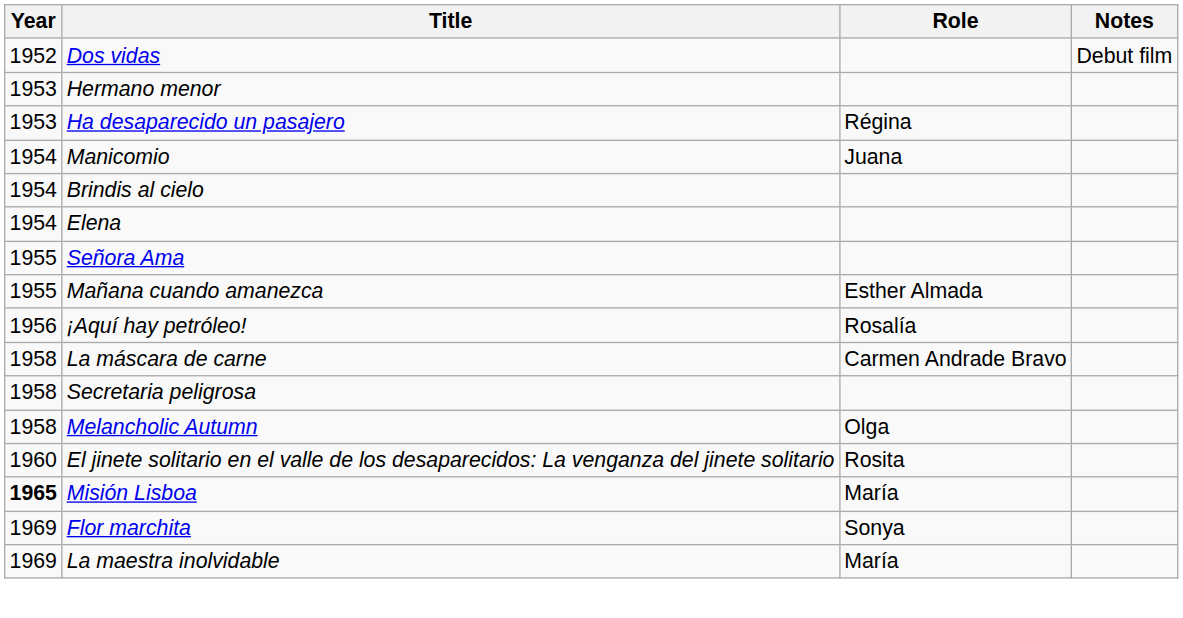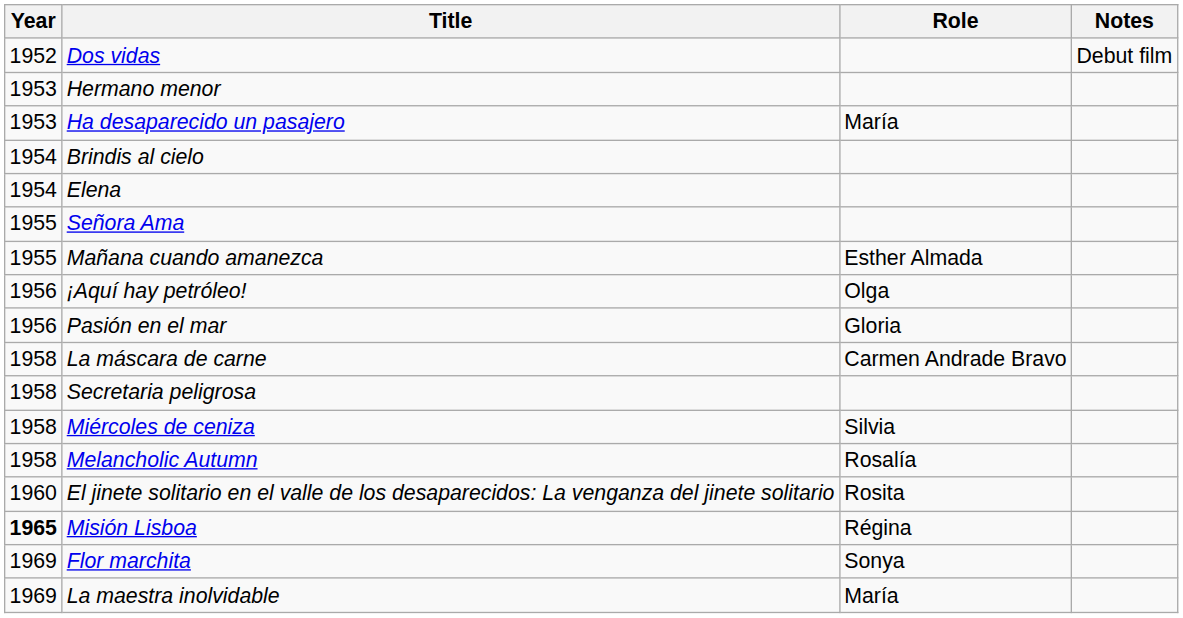(878, 122) Régina -> (871, 122) María
- row: (118, 156)
(880, 325) Rosalía -> (867, 291) Olga
+ row: (147, 325)
+ row: (161, 426)
(867, 426) Olga -> (880, 460) Rosalía
(871, 493) María -> (878, 527) Régina
